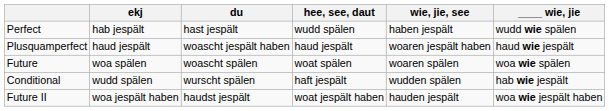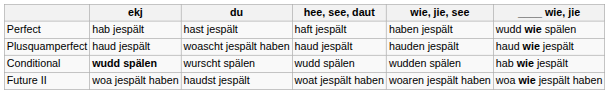(325, 30) wudd spälen -> (320, 30) haft jespält
(440, 47) woaren jespält haben -> (424, 47) hauden jespält
- row: (22, 64)
(122, 81) normal -> (125, 64) bold
(320, 81) haft jespält -> (325, 64) wudd spälen
(424, 98) hauden jespält -> (440, 81) woaren jespält haben
